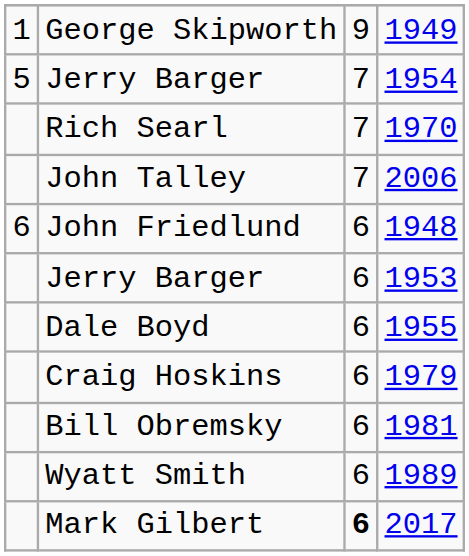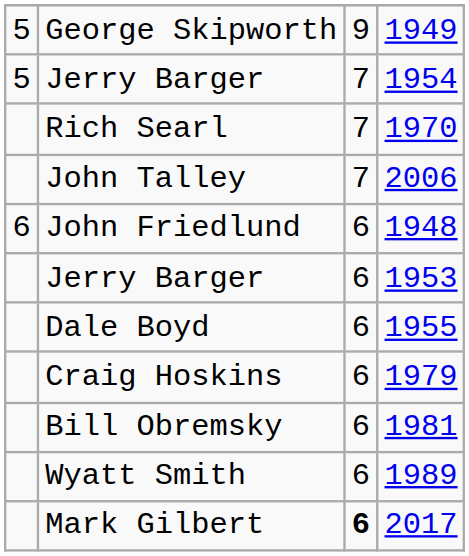(22, 30) 1 -> (22, 30) 5
